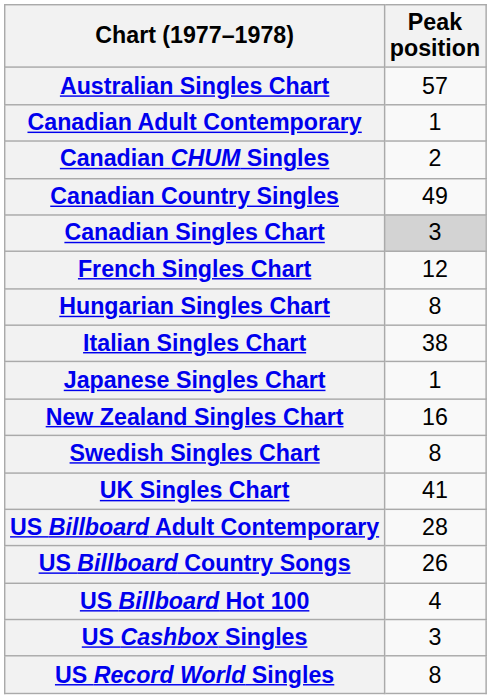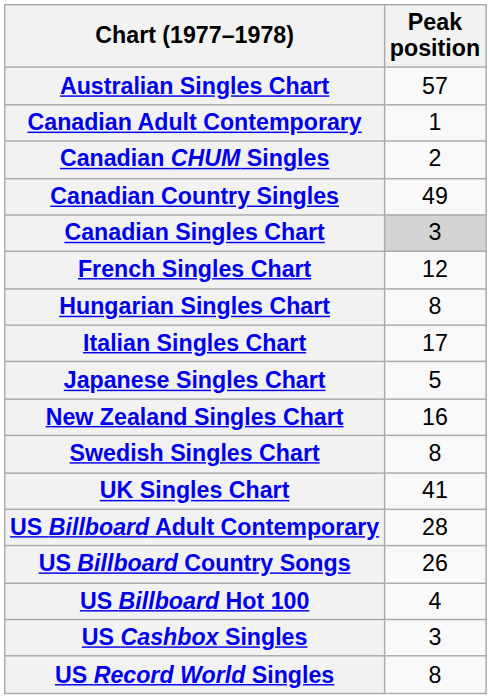(435, 343) 38 -> (435, 343) 17
(435, 380) 1 -> (435, 380) 5
